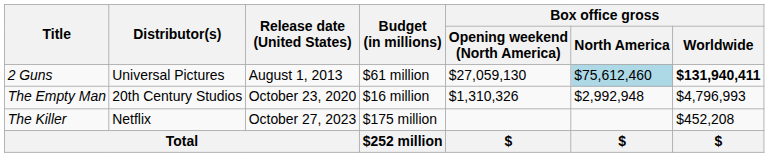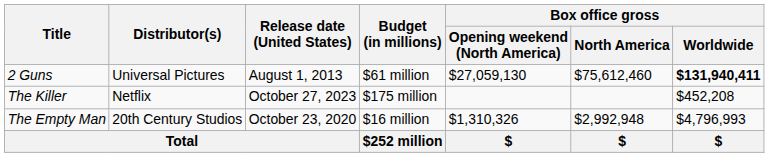(613, 75) lightblue background -> (613, 75) no background
rows swapped: (57, 97) <-> (37, 119)
